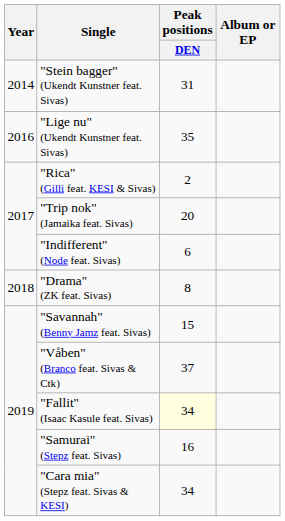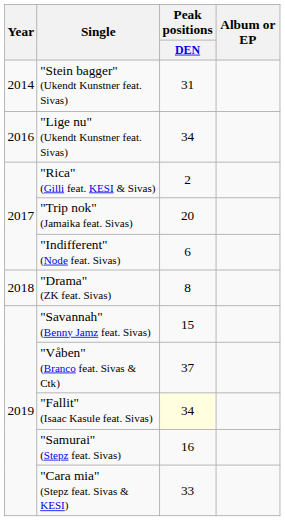(188, 136) 35 -> (188, 136) 34
(188, 490) 34 -> (188, 490) 33
